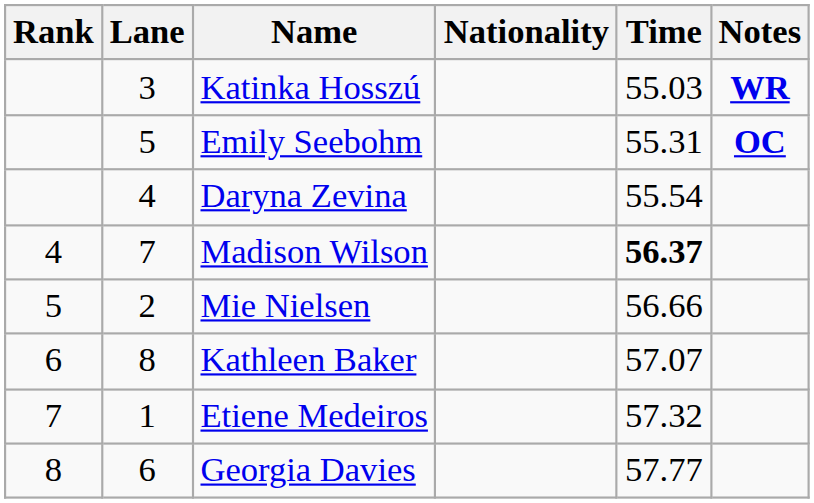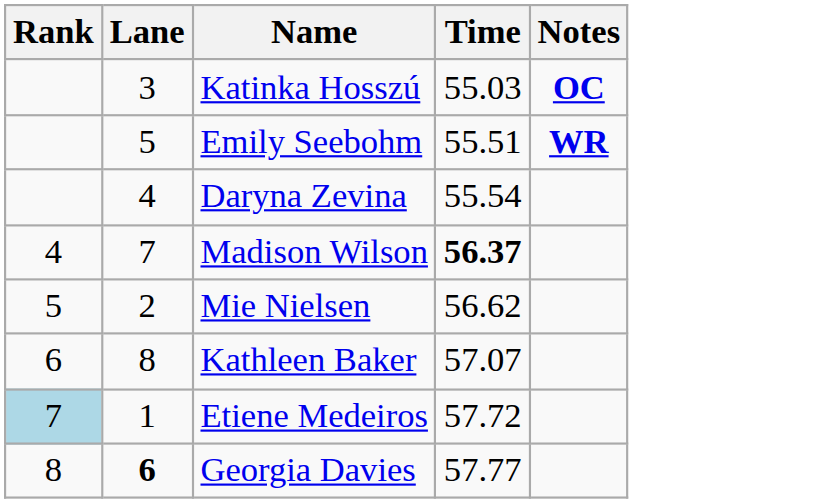- column: (526, 31)
(760, 86) WR -> (579, 86) OC
(664, 141) 55.31 -> (483, 141) 55.51
(760, 141) OC -> (579, 141) WR
(664, 305) 56.66 -> (483, 305) 56.62
(53, 415) no background -> (53, 415) lightblue background
(664, 415) 57.32 -> (483, 415) 57.72
(147, 470) normal -> (147, 470) bold
